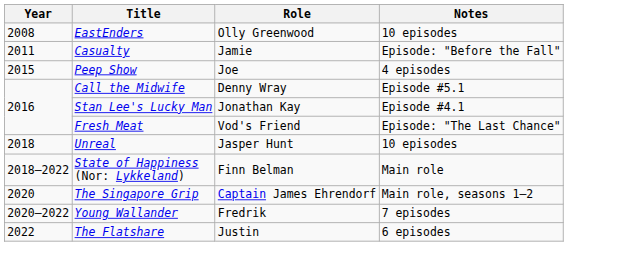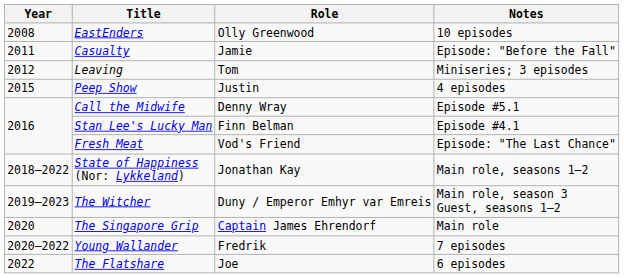+ row: (99, 70)
(228, 70) Joe -> (238, 88) Justin
(259, 107) Jonathan Kay -> (256, 126) Finn Belman
- row: (95, 144)
(256, 170) Finn Belman -> (259, 170) Jonathan Kay
(413, 170) Main role -> (513, 170) Main role, seasons 1–2
+ row: (112, 201)
(457, 195) Main role, seasons 1–2 -> (468, 227) Main role
(238, 232) Justin -> (228, 264) Joe
